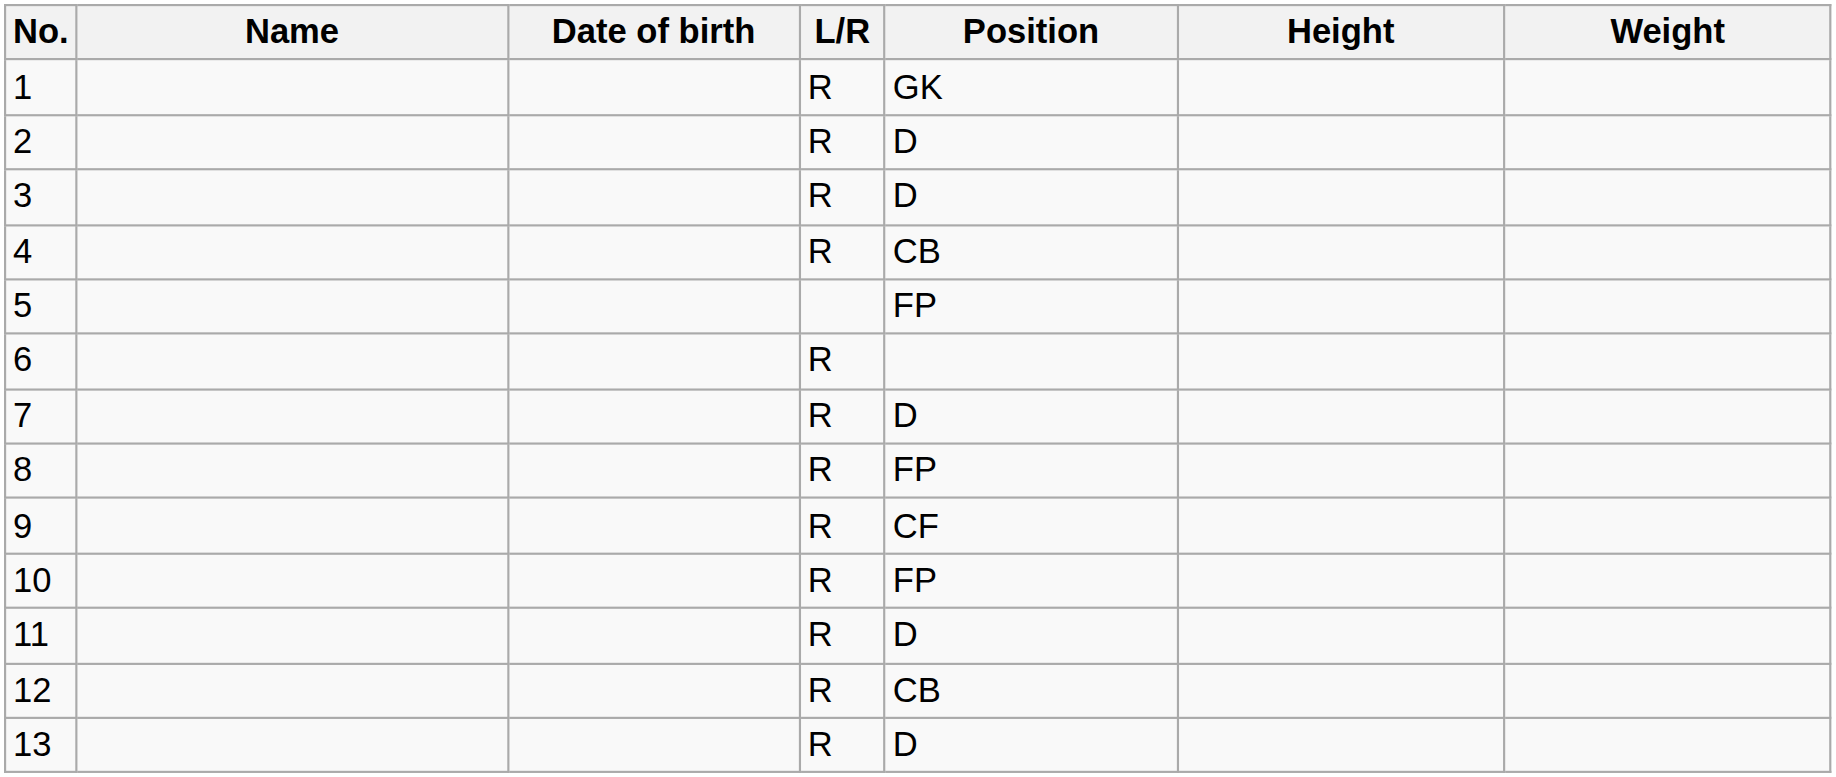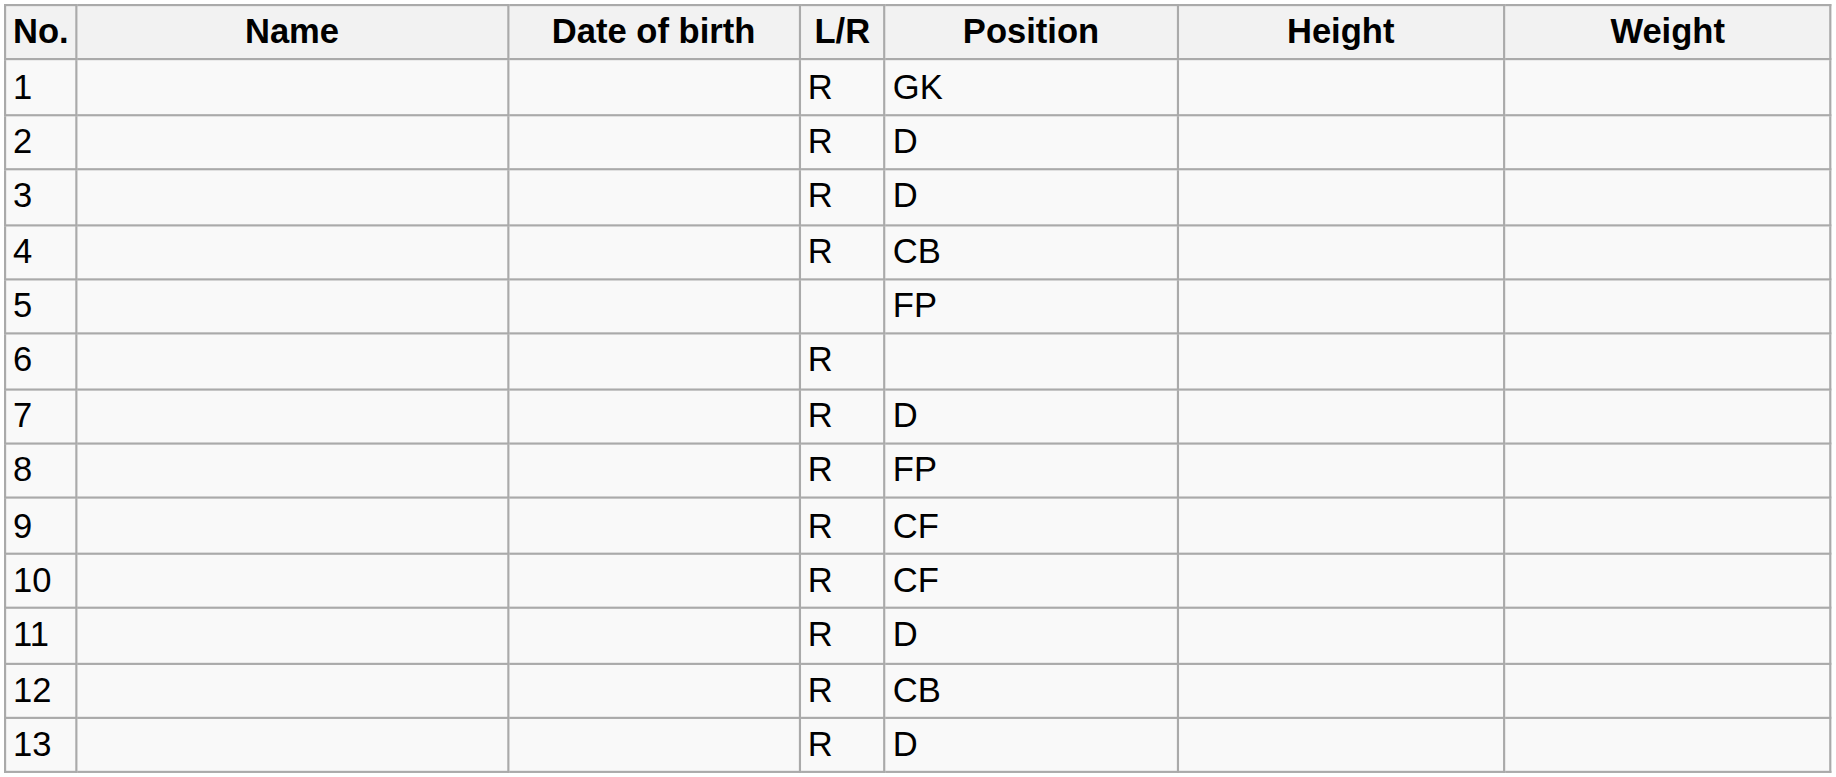(915, 580) FP -> (916, 580) CF
